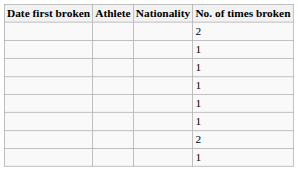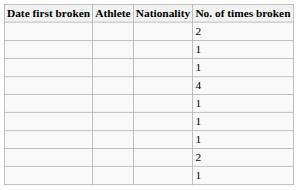+ row: (49, 85)
